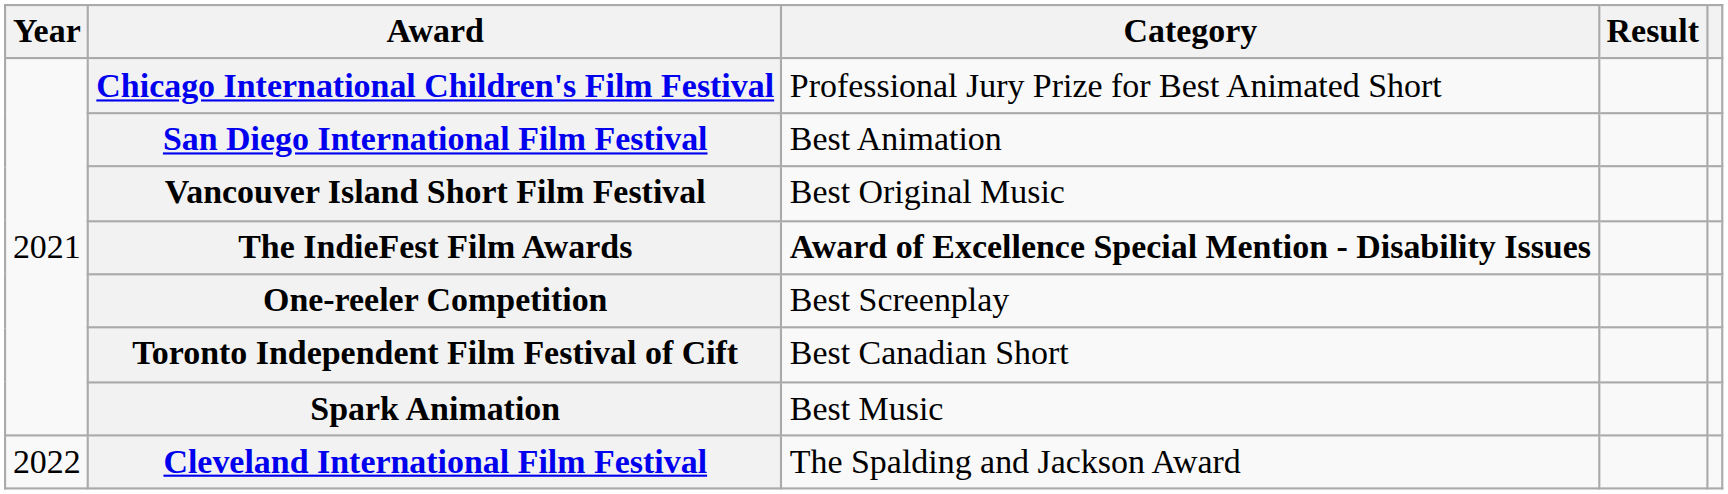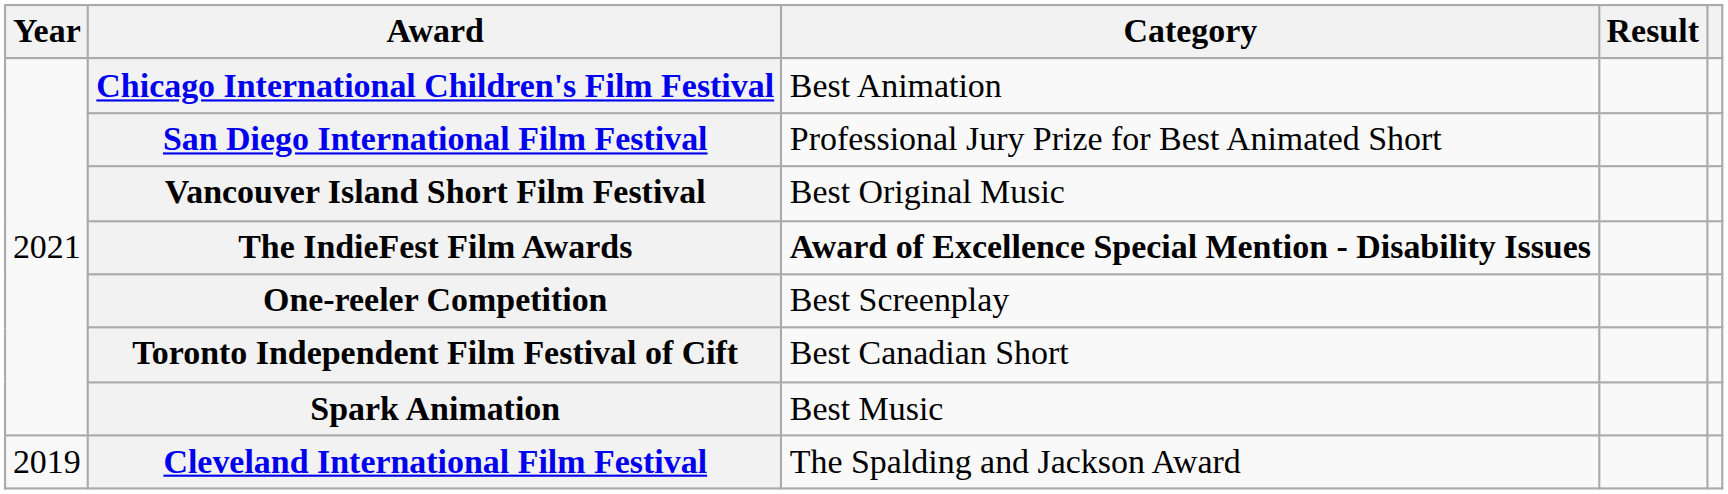(1116, 85) Professional Jury Prize for Best Animated Short -> (896, 85) Best Animation
(896, 138) Best Animation -> (1116, 138) Professional Jury Prize for Best Animated Short
(47, 461) 2022 -> (47, 461) 2019
